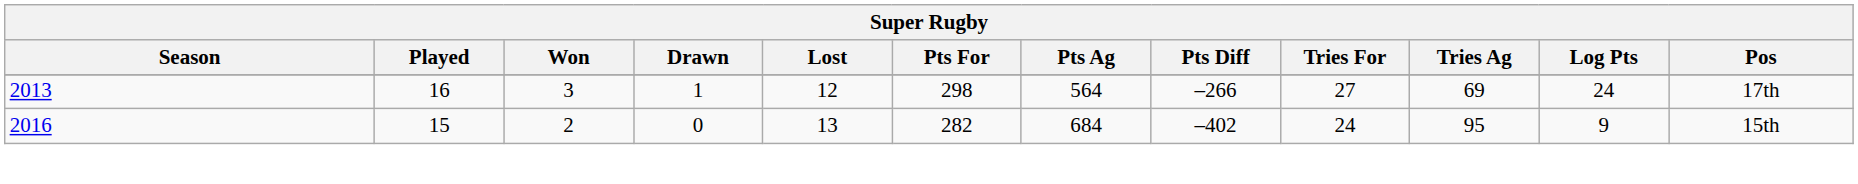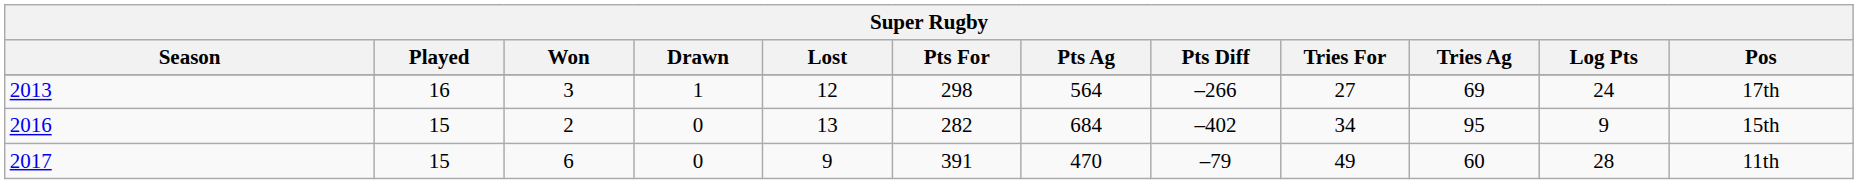(1345, 126) 24 -> (1345, 126) 34
+ row: (31, 160)
